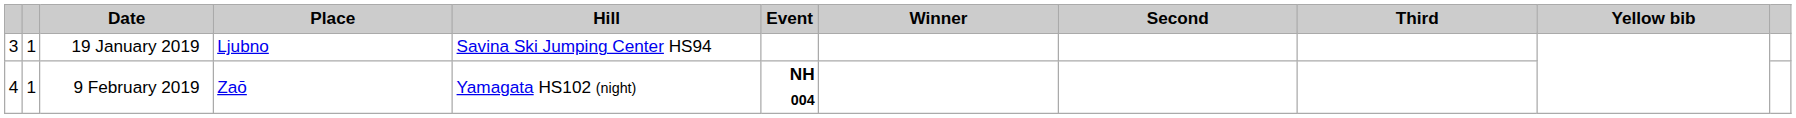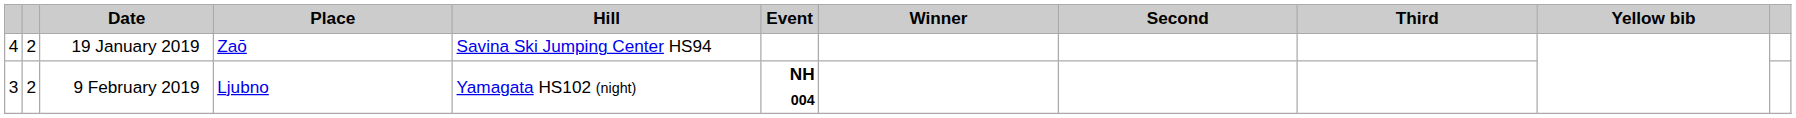(13, 46) 3 -> (13, 46) 4
(31, 46) 1 -> (31, 46) 2
(243, 46) Ljubno -> (232, 46) Zaō
(13, 86) 4 -> (13, 86) 3
(31, 86) 1 -> (31, 86) 2
(232, 86) Zaō -> (243, 86) Ljubno
